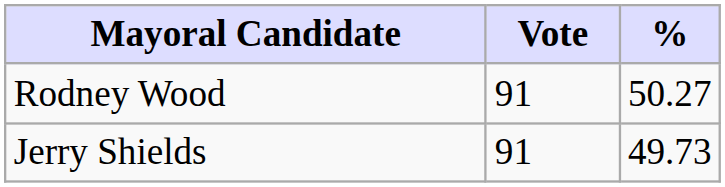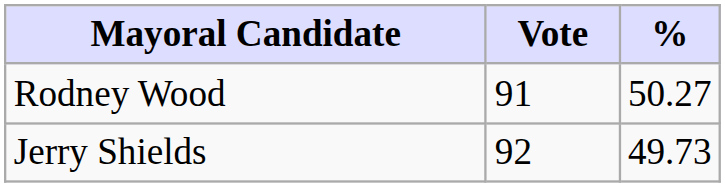(513, 151) 91 -> (513, 151) 92
